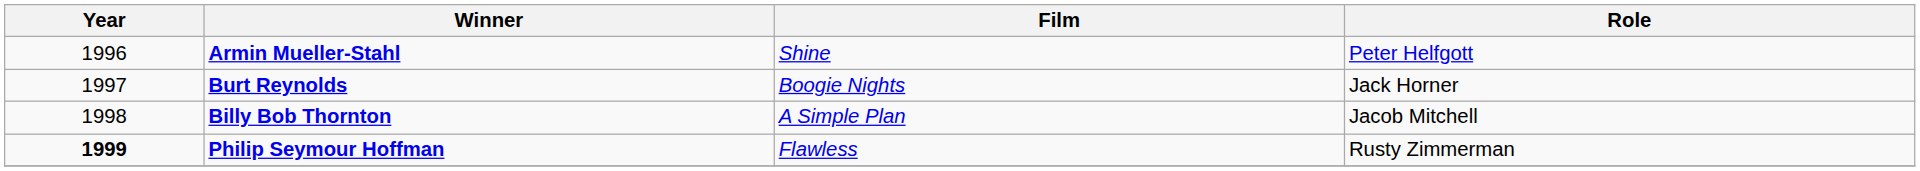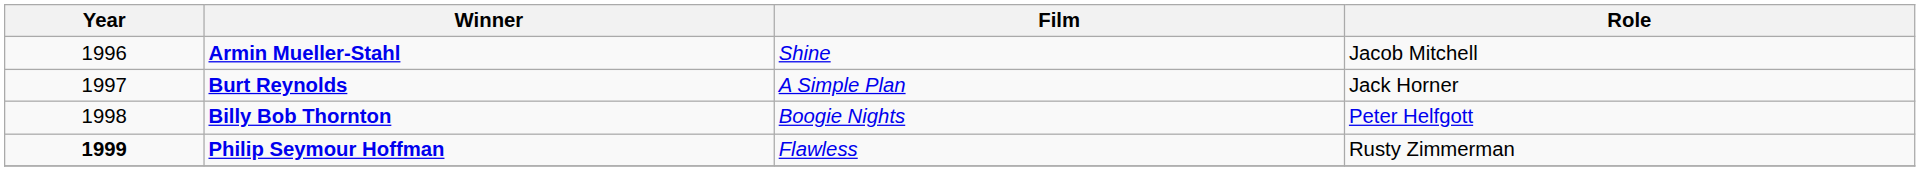(1411, 52) Peter Helfgott -> (1413, 52) Jacob Mitchell
(842, 85) Boogie Nights -> (842, 85) A Simple Plan
(842, 117) A Simple Plan -> (842, 117) Boogie Nights
(1413, 117) Jacob Mitchell -> (1411, 117) Peter Helfgott
